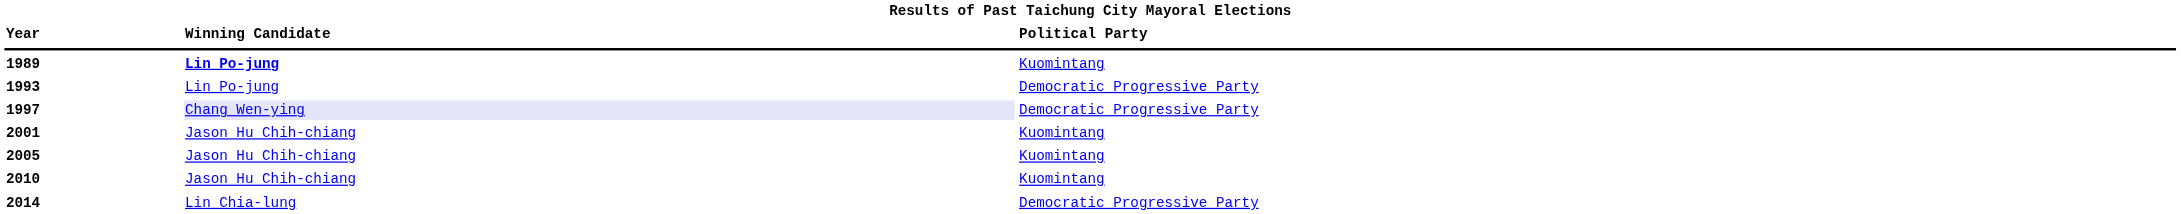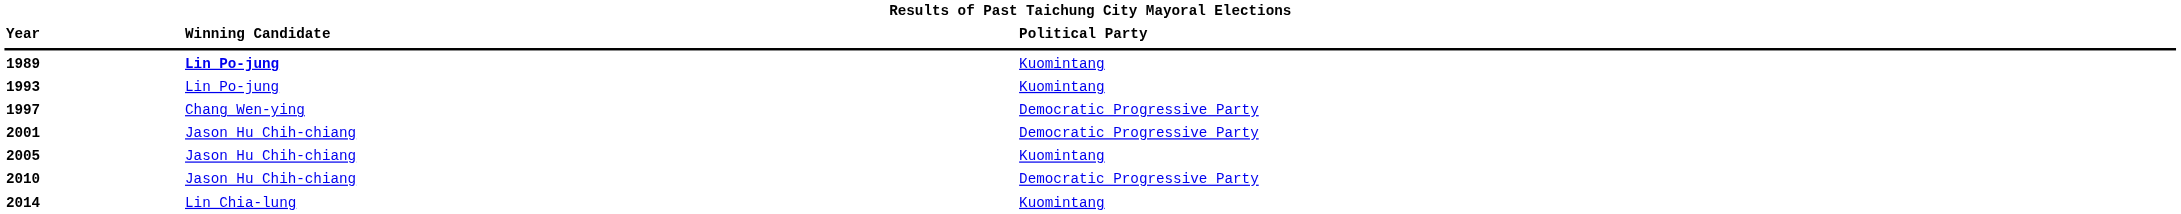(1139, 87) Democratic Progressive Party -> (1062, 87) Kuomintang
(245, 110) lavender background -> (245, 110) no background
(1062, 133) Kuomintang -> (1139, 133) Democratic Progressive Party
(1062, 179) Kuomintang -> (1139, 179) Democratic Progressive Party
(1139, 203) Democratic Progressive Party -> (1062, 203) Kuomintang
